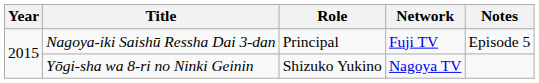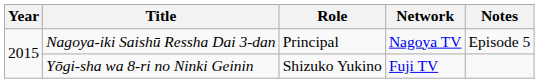(414, 41) Fuji TV -> (425, 41) Nagoya TV
(425, 66) Nagoya TV -> (414, 66) Fuji TV
